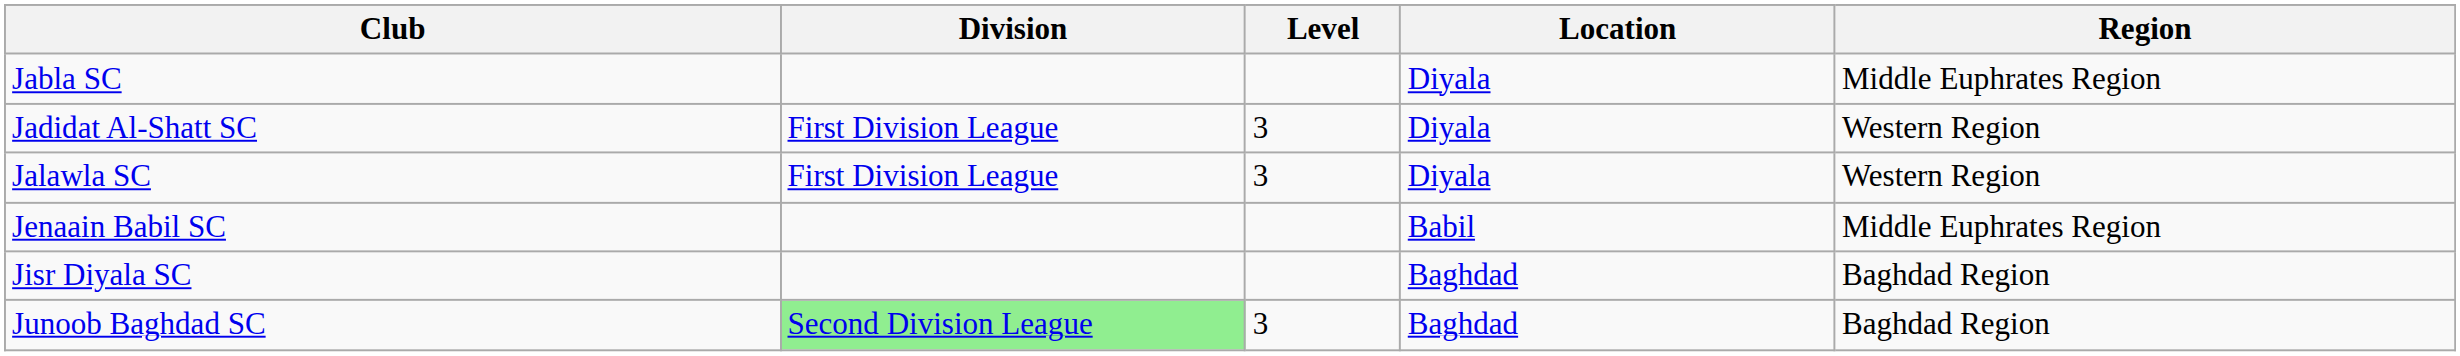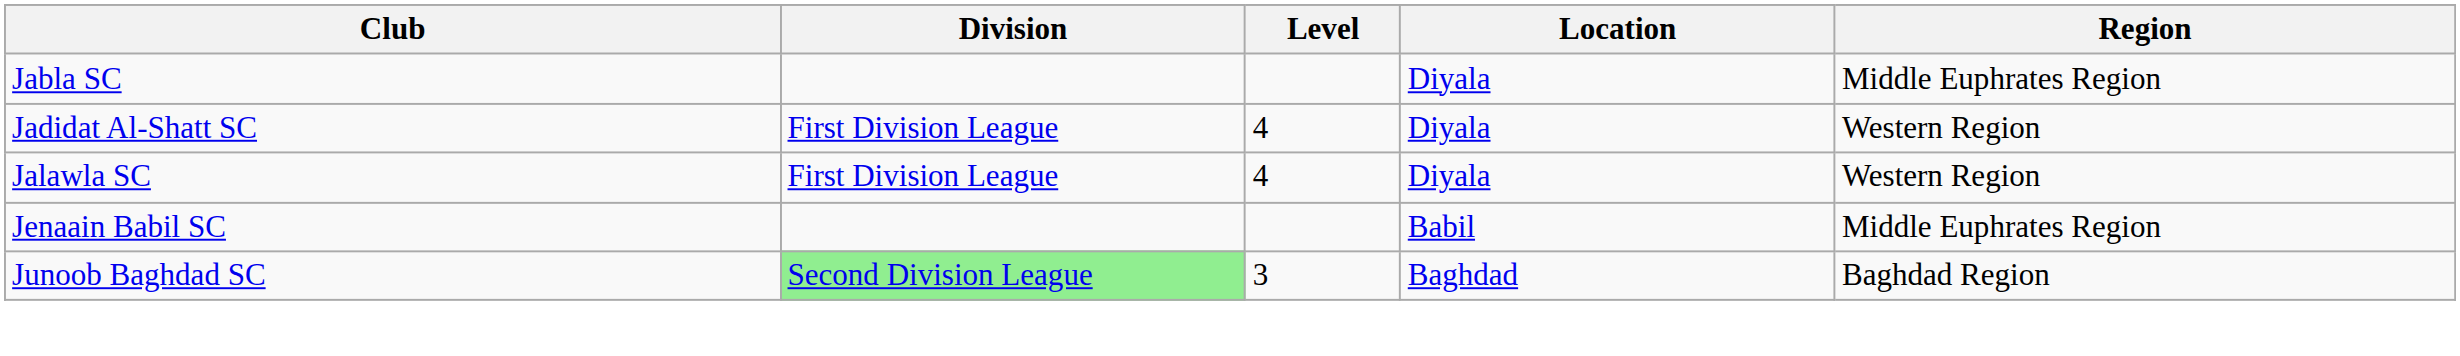(1260, 127) 3 -> (1260, 127) 4
(1260, 176) 3 -> (1260, 176) 4
- row: (102, 275)
